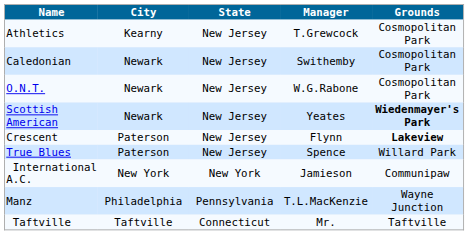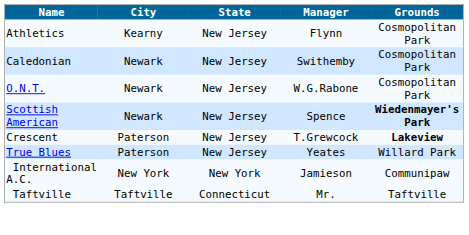(326, 33) T.Grewcock -> (326, 33) Flynn
(326, 116) Yeates -> (326, 116) Spence
(326, 137) Flynn -> (326, 137) T.Grewcock
(326, 152) Spence -> (326, 152) Yeates
- row: (19, 201)
